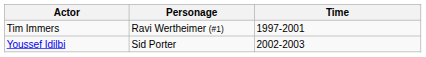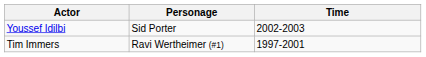rows swapped: (36, 44) <-> (33, 28)
